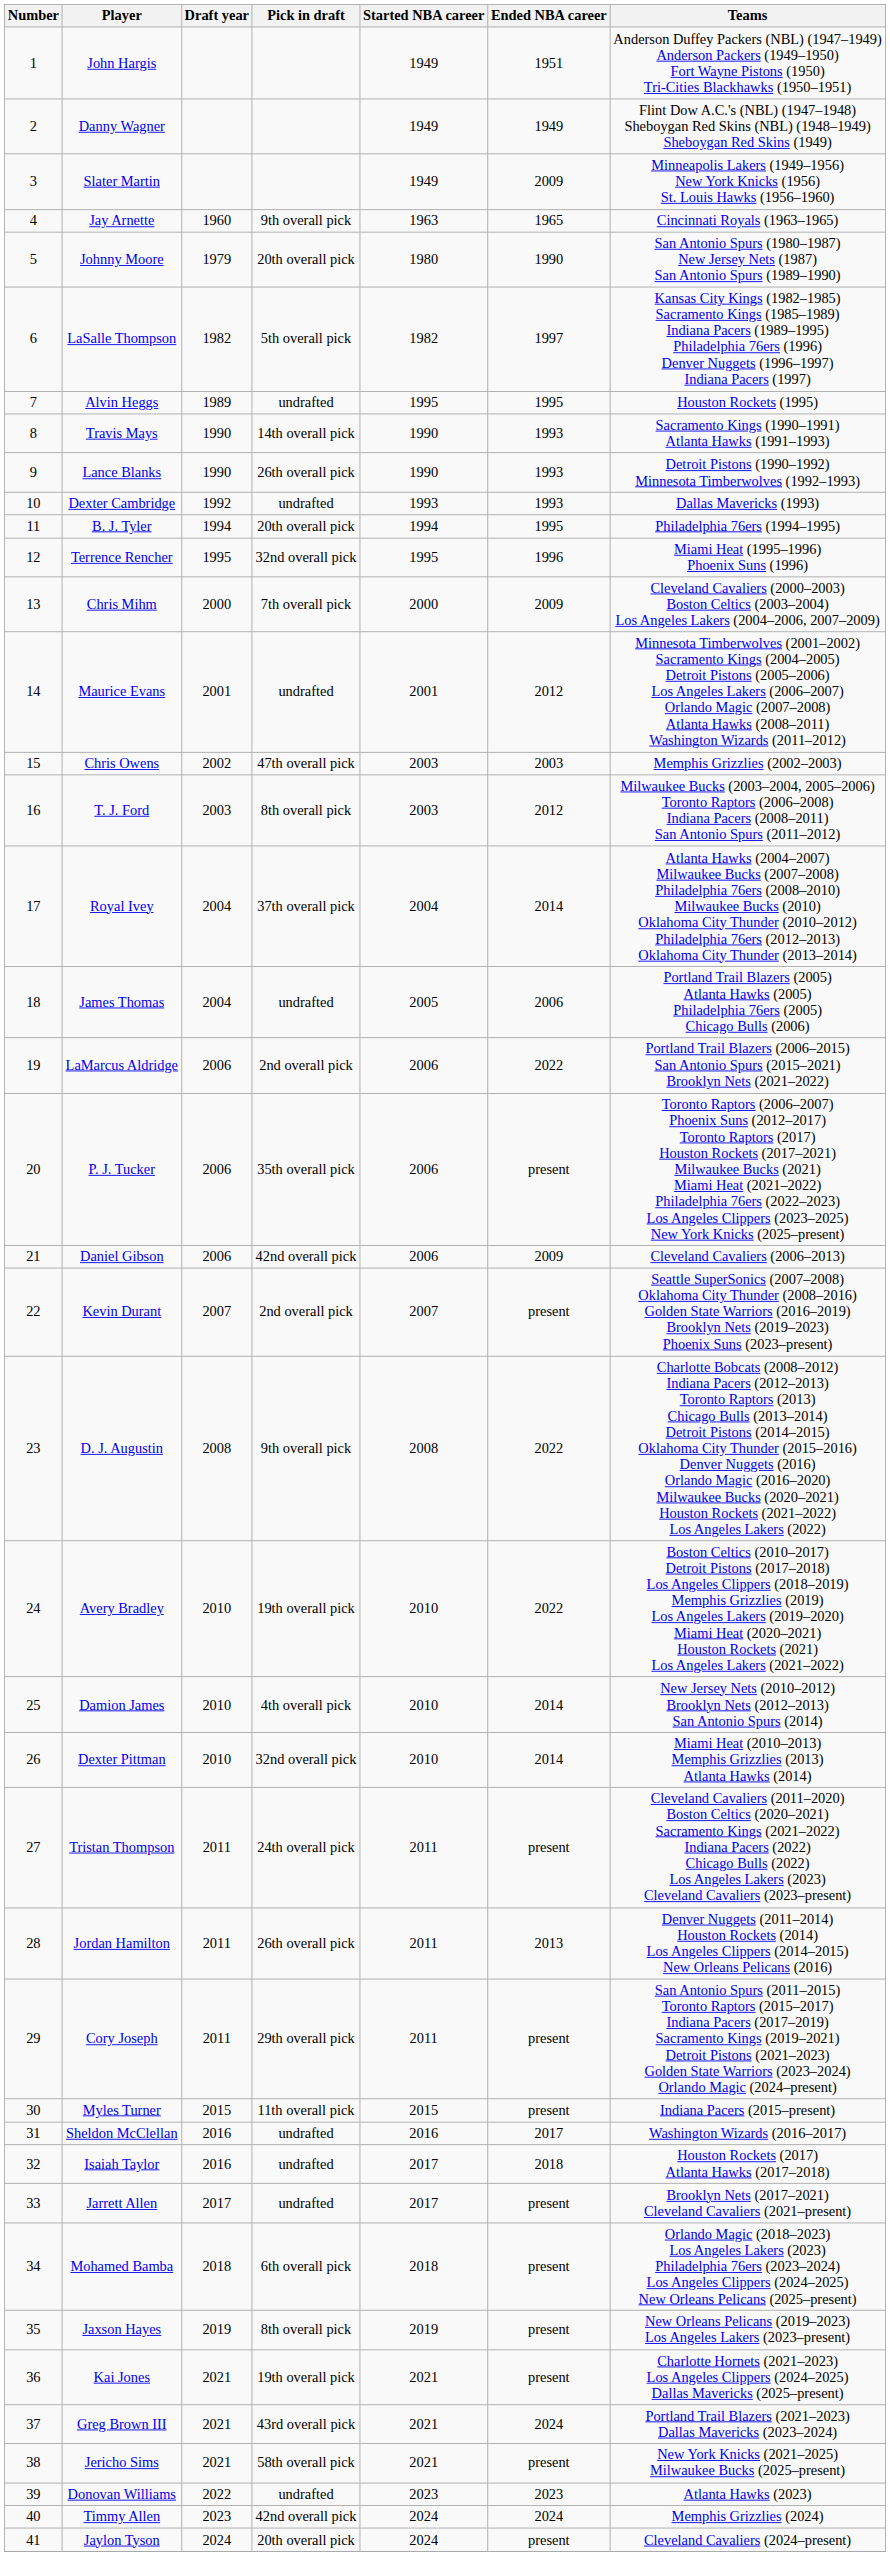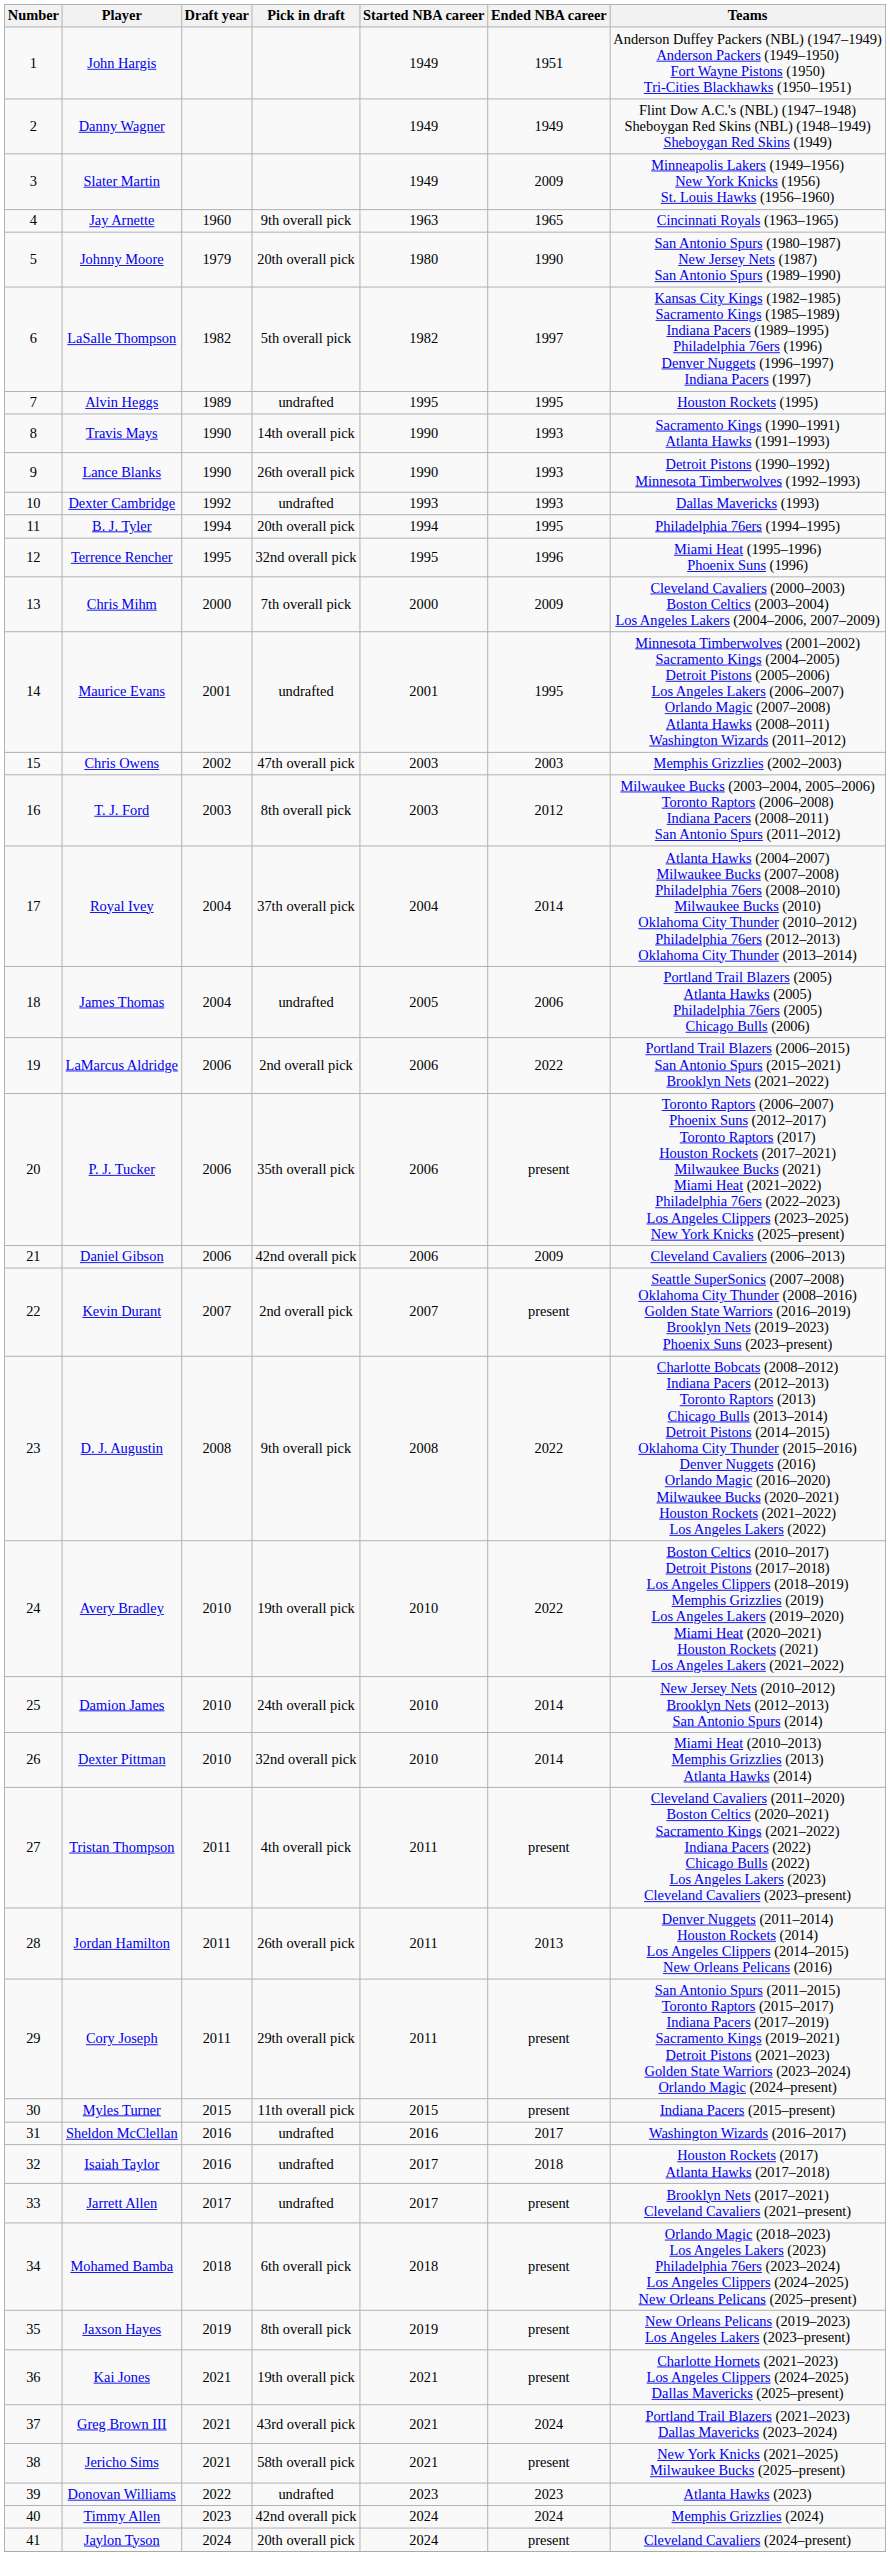(549, 692) 2012 -> (549, 692) 1995
(306, 1704) 4th overall pick -> (306, 1704) 24th overall pick
(306, 1847) 24th overall pick -> (306, 1847) 4th overall pick
